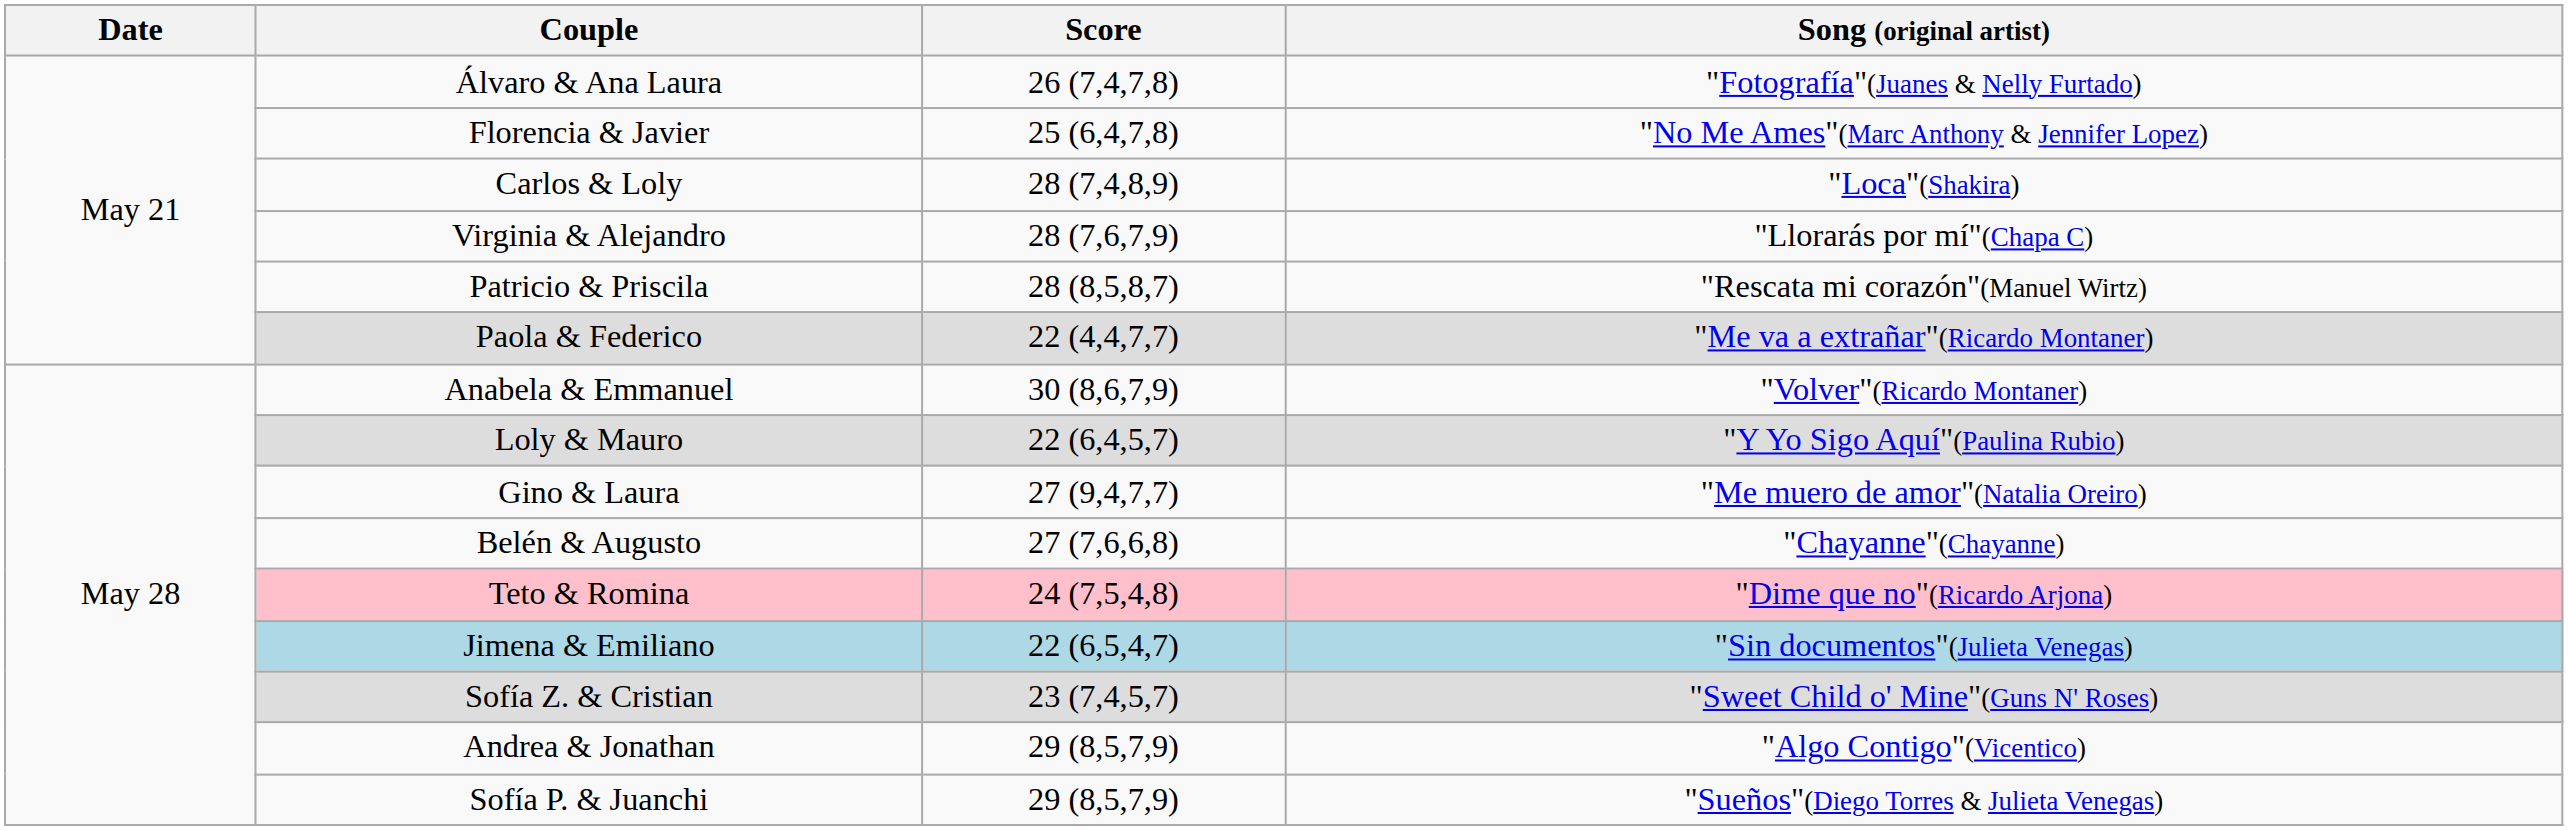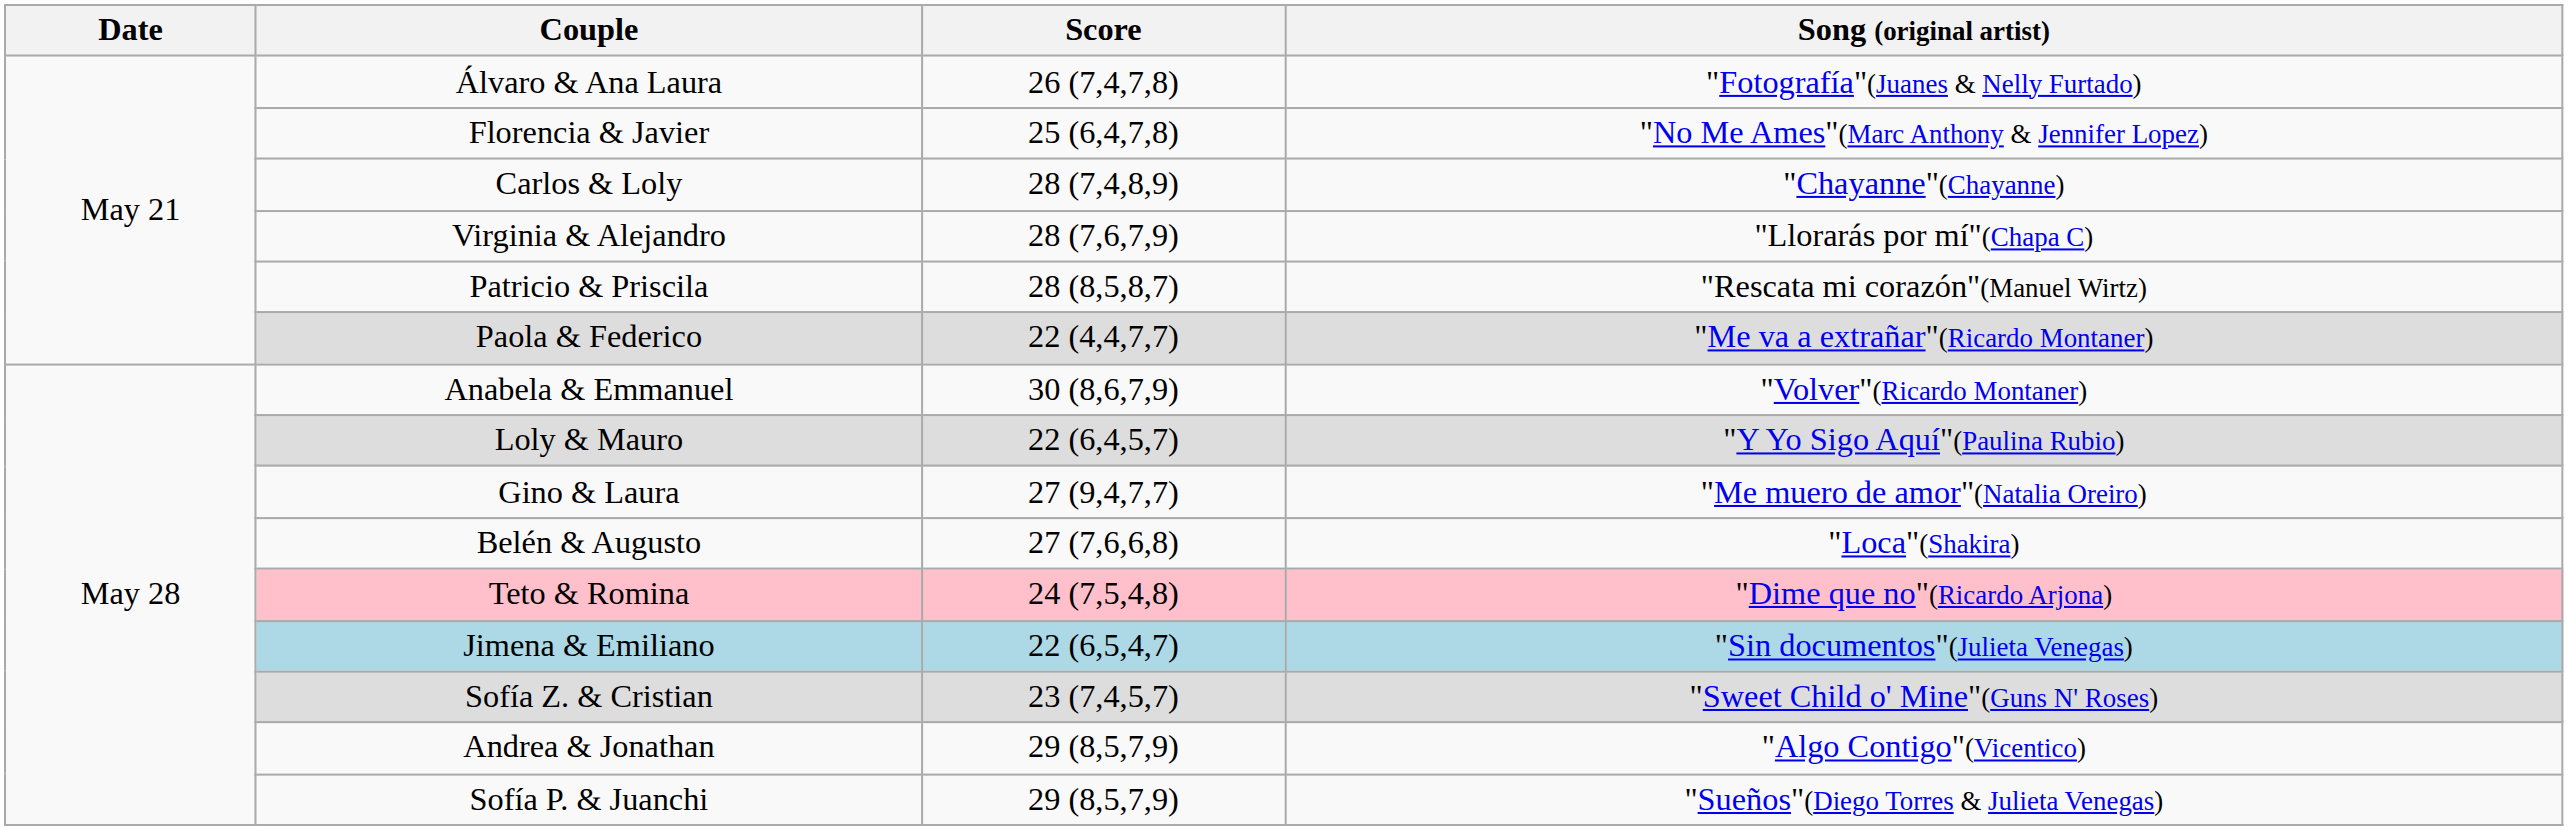(1924, 183) "Loca"(Shakira) -> (1924, 183) "Chayanne"(Chayanne)
(1924, 542) "Chayanne"(Chayanne) -> (1924, 542) "Loca"(Shakira)
